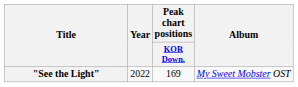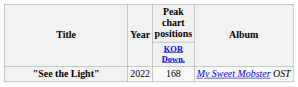(173, 74) 169 -> (173, 74) 168
